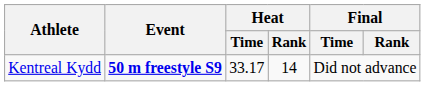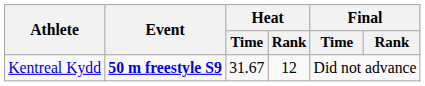(247, 68) 33.17 -> (247, 68) 31.67
(289, 68) 14 -> (289, 68) 12
